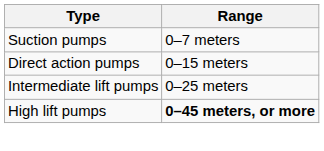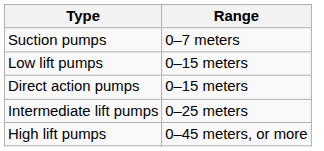+ row: (55, 63)
(240, 110) bold -> (236, 134) normal
